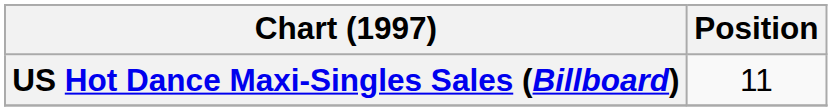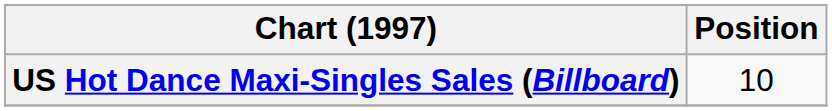(756, 79) 11 -> (756, 79) 10
